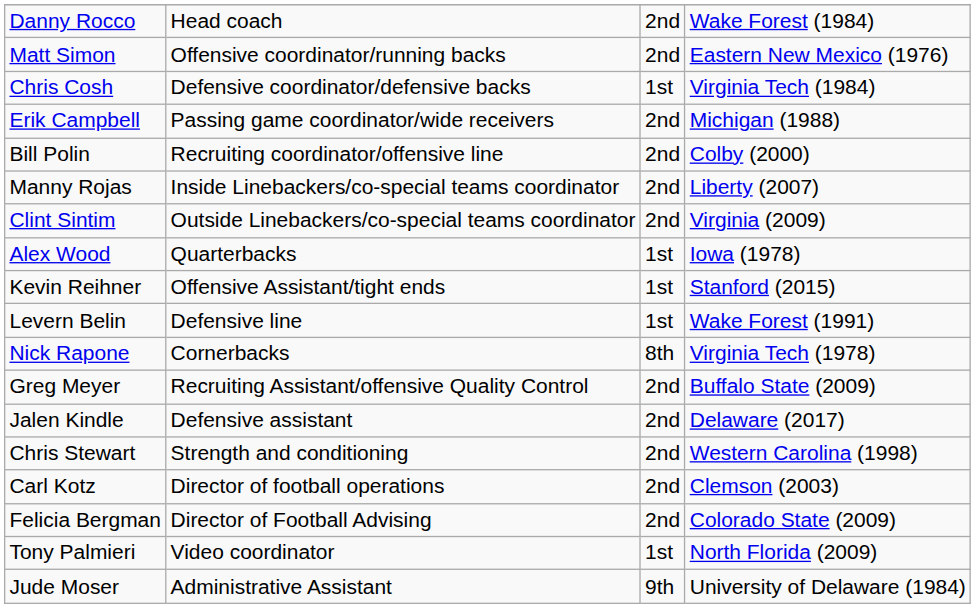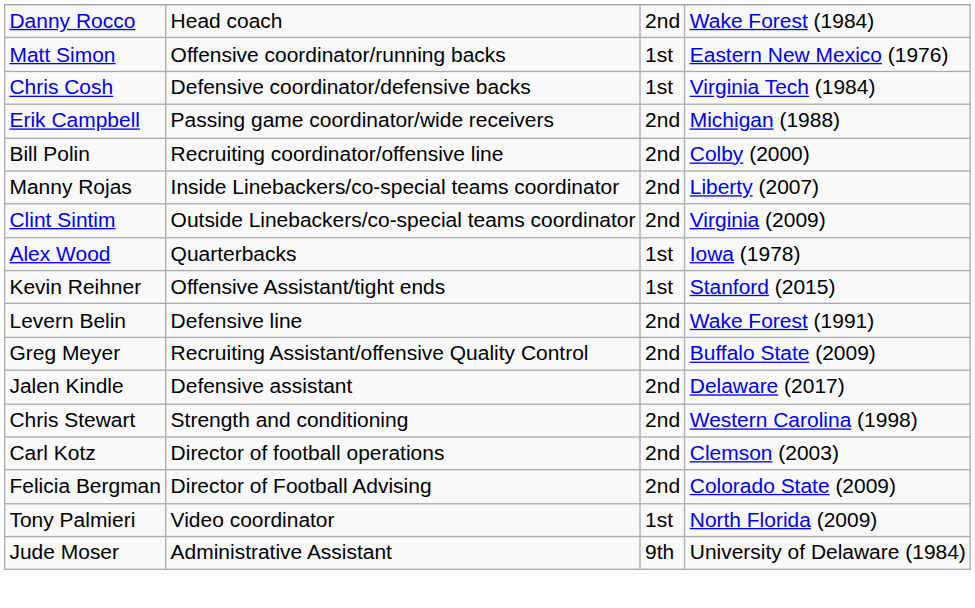(663, 54) 2nd -> (659, 54) 1st
(659, 320) 1st -> (663, 320) 2nd
- row: (69, 353)
